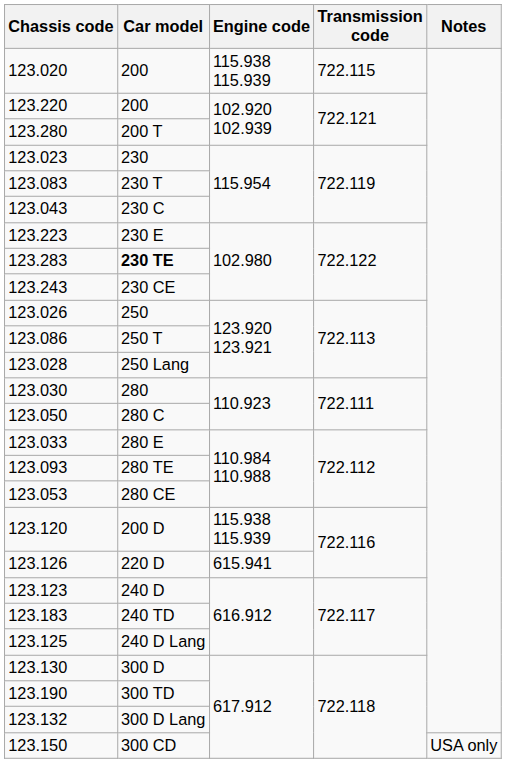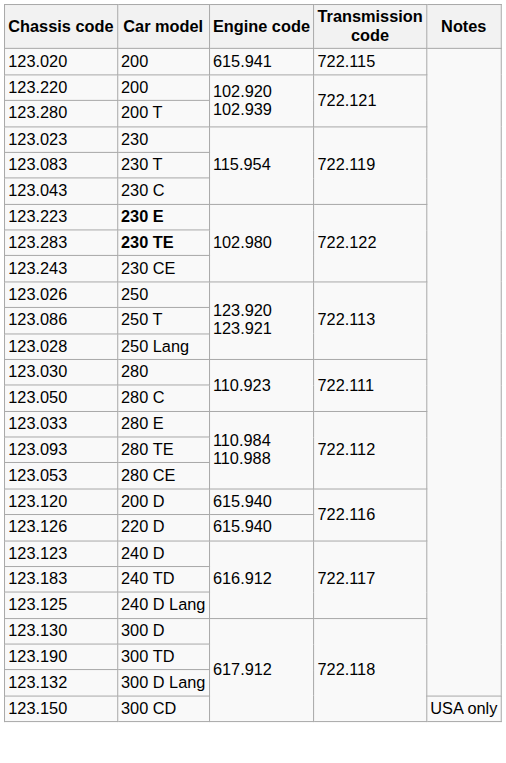(242, 70) 115.938 115.939 -> (242, 61) 615.941
(142, 235) normal -> (142, 216) bold
(242, 529) 115.938 115.939 -> (242, 501) 615.940
(242, 564) 615.941 -> (242, 527) 615.940
